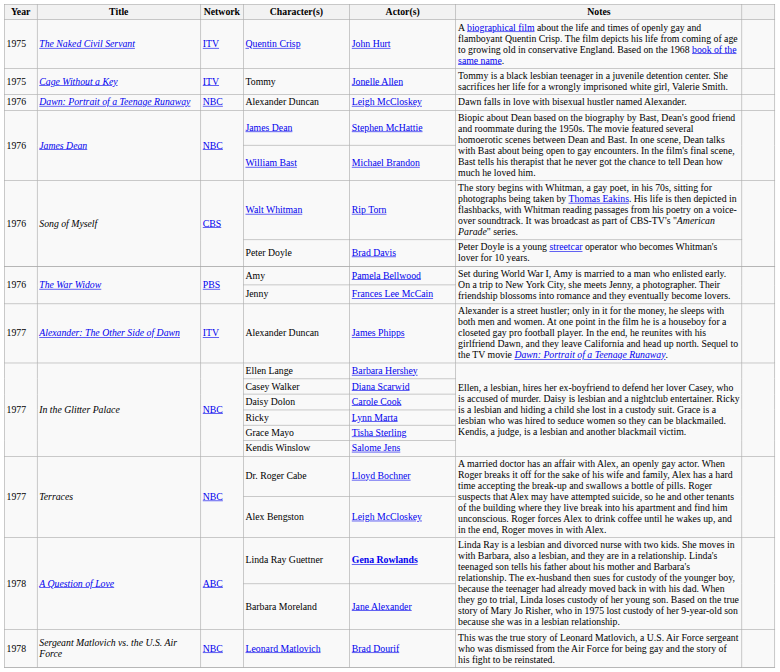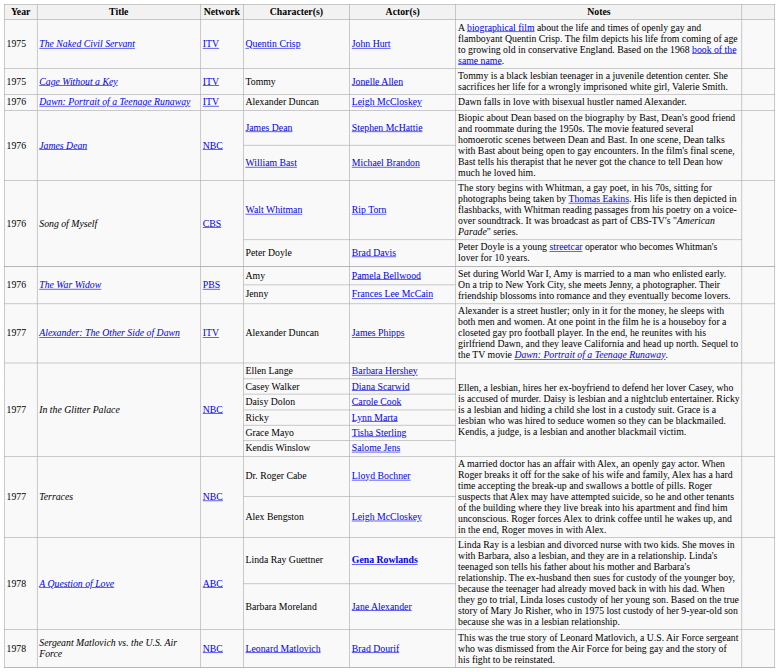(213, 102) NBC -> (211, 102) ITV
